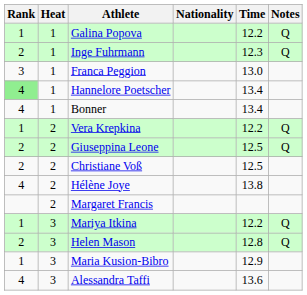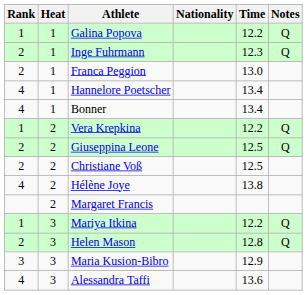(21, 71) 3 -> (21, 71) 2
(21, 90) lightgreen background -> (21, 90) no background
(21, 261) 1 -> (21, 261) 3
